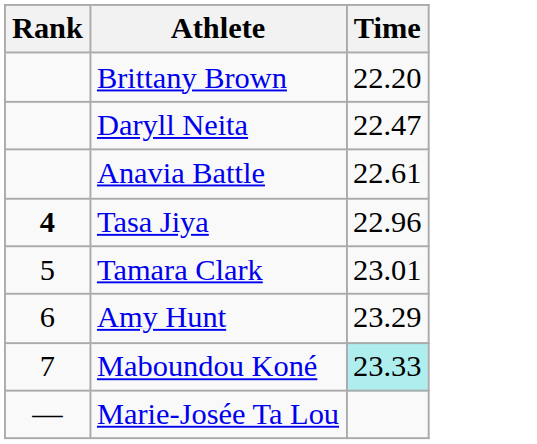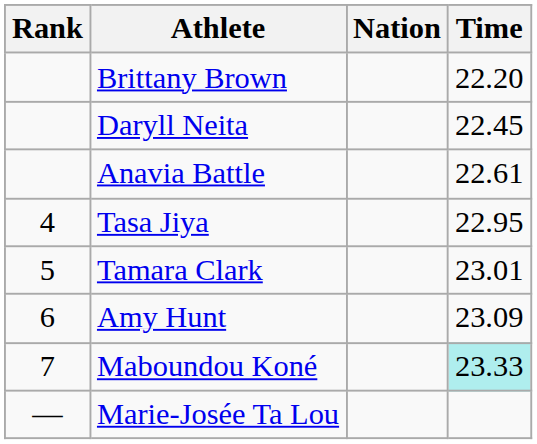+ column: (397, 28)
(387, 125) 22.47 -> (489, 125) 22.45
(47, 221) bold -> (47, 221) normal
(387, 221) 22.96 -> (489, 221) 22.95
(387, 317) 23.29 -> (489, 317) 23.09
